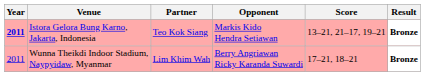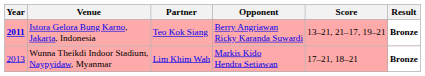(246, 33) Markis Kido Hendra Setiawan -> (259, 33) Berry Angriawan Ricky Karanda Suwardi
(16, 59) 2011 -> (16, 59) 2013
(259, 59) Berry Angriawan Ricky Karanda Suwardi -> (246, 59) Markis Kido Hendra Setiawan
